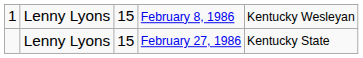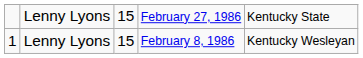rows swapped: (188, 17) <-> (191, 41)
